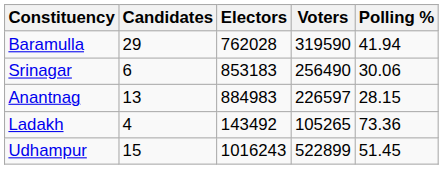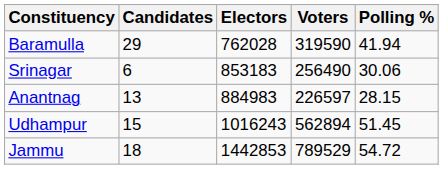- row: (36, 124)
(323, 151) 522899 -> (323, 124) 562894
+ row: (36, 151)
